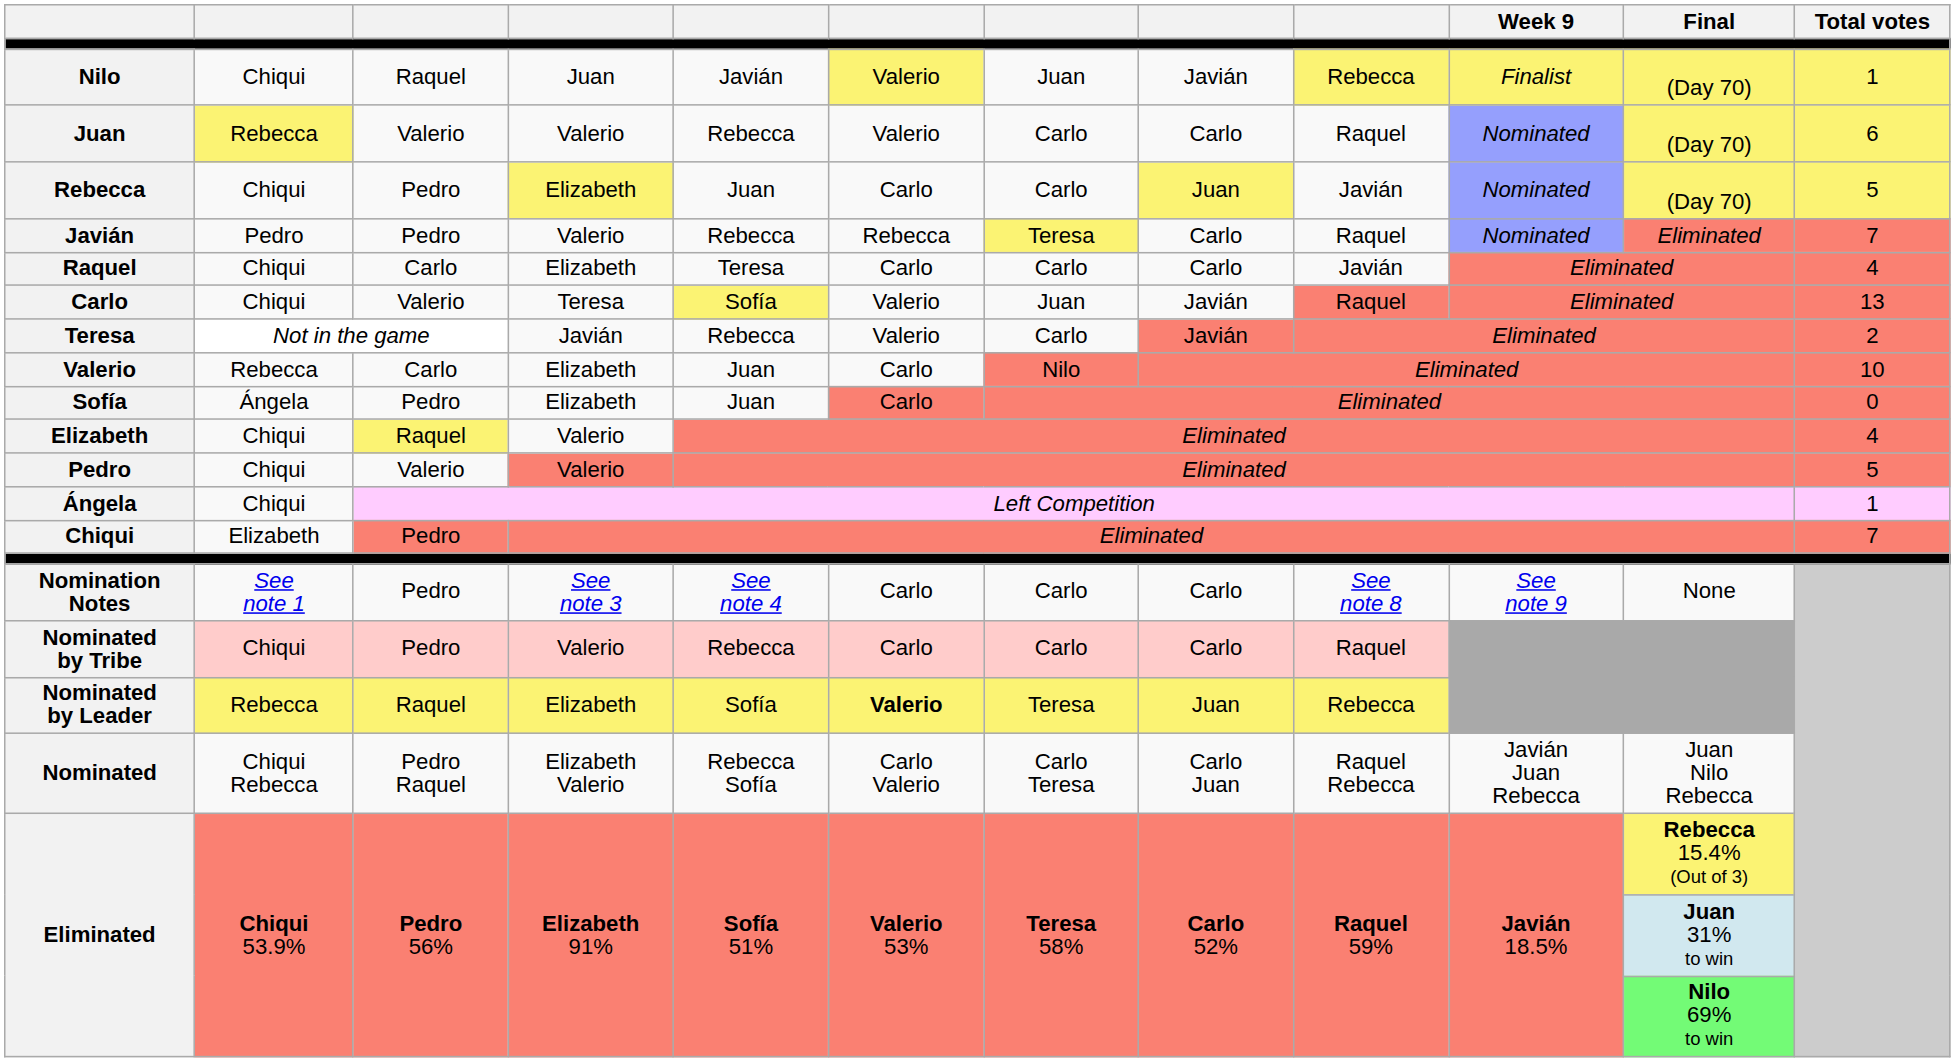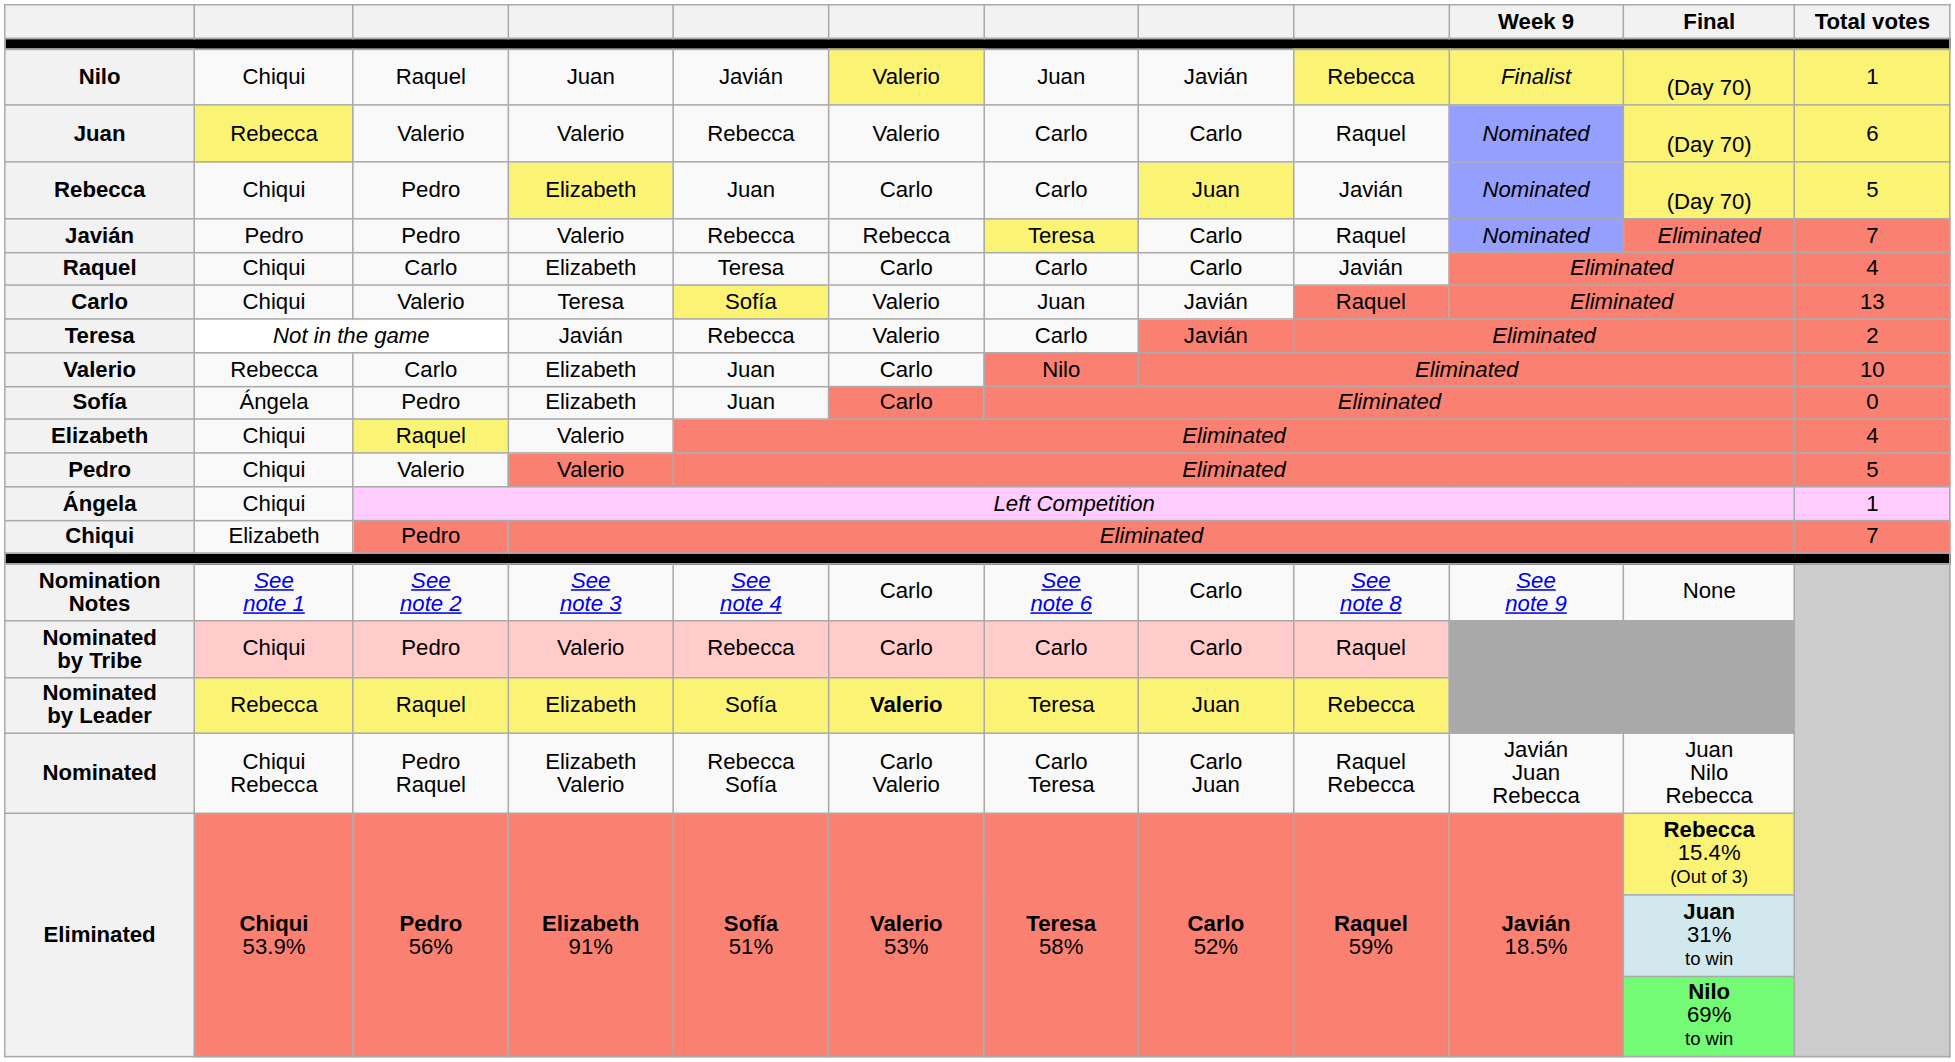(431, 592) Pedro -> (431, 592) See note 2
(1061, 592) Carlo -> (1061, 592) See note 6
